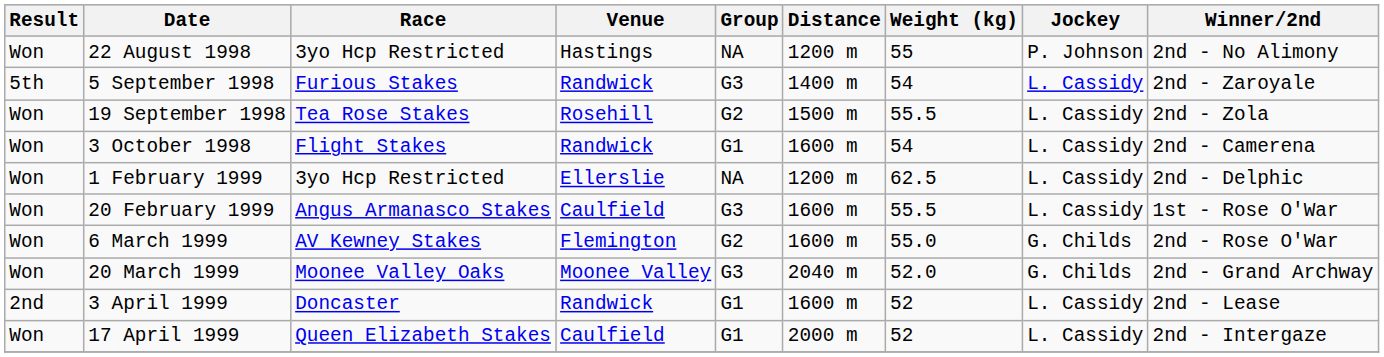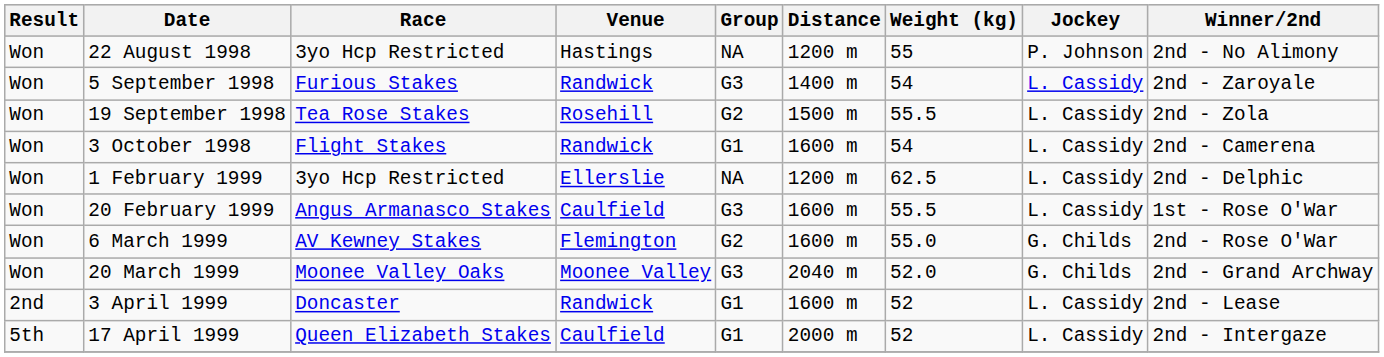(27, 84) 5th -> (27, 84) Won
(27, 336) Won -> (27, 336) 5th
